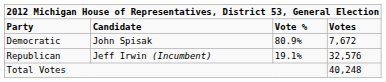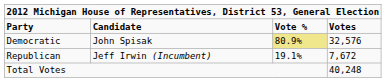(288, 41) no background -> (288, 41) khaki background
(343, 41) 7,672 -> (345, 41) 32,576
(345, 56) 32,576 -> (343, 56) 7,672
